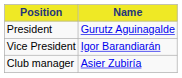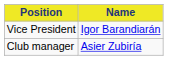- row: (29, 30)
